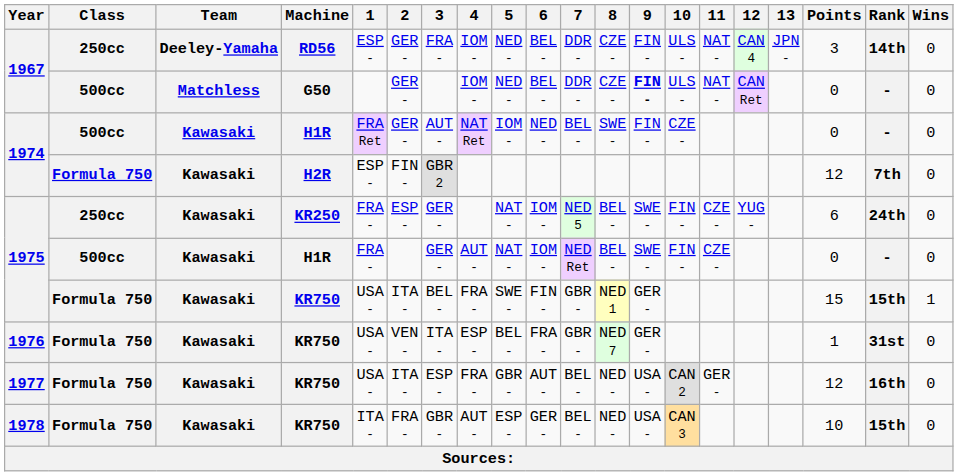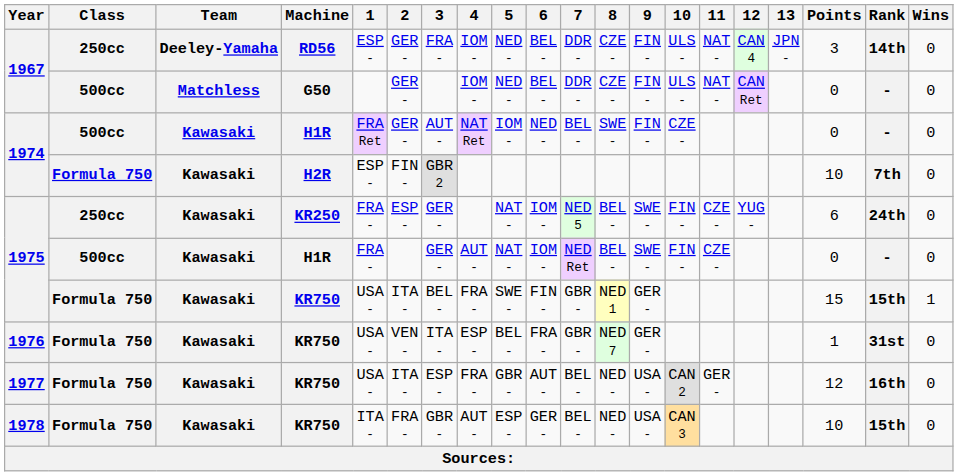(647, 92) bold -> (647, 91) normal
(834, 176) 12 -> (834, 176) 10
